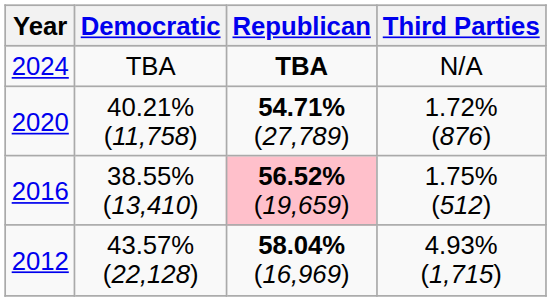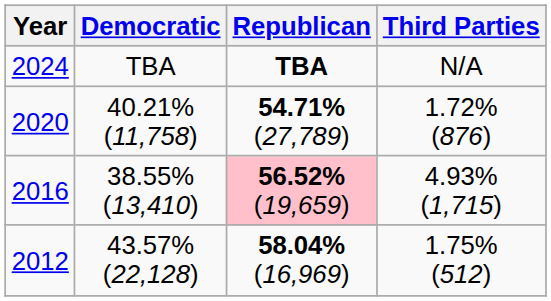(461, 191) 1.75% (512) -> (461, 191) 4.93% (1,715)
(461, 260) 4.93% (1,715) -> (461, 260) 1.75% (512)
